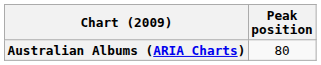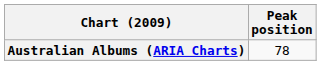(282, 50) 80 -> (282, 50) 78
